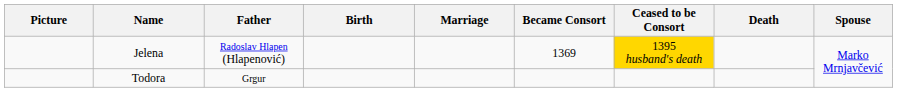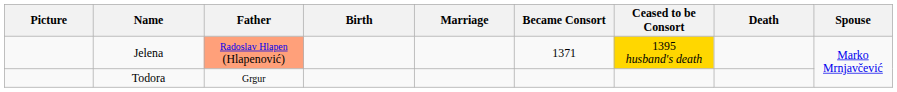(254, 53) no background -> (254, 53) lightsalmon background
(564, 52) 1369 -> (564, 52) 1371
